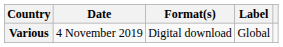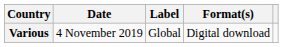columns swapped: (190, 14) <-> (254, 14)
